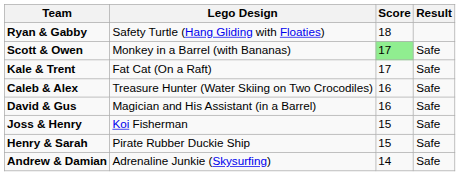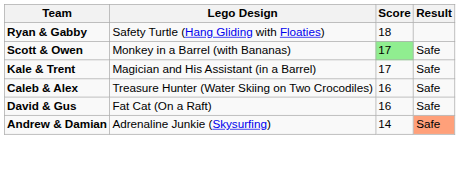(162, 69) Fat Cat (On a Raft) -> (214, 69) Magician and His Assistant (in a Barrel)
(214, 106) Magician and His Assistant (in a Barrel) -> (162, 106) Fat Cat (On a Raft)
- row: (44, 124)
- row: (47, 143)
(428, 161) no background -> (428, 124) lightsalmon background
